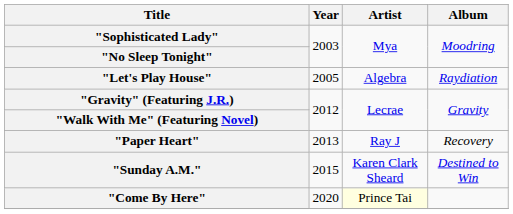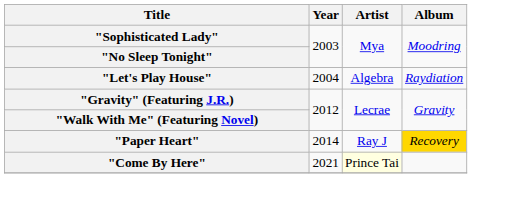(326, 78) 2005 -> (326, 78) 2004
(326, 141) 2013 -> (326, 141) 2014
(468, 141) no background -> (434, 141) gold background
- row: (157, 169)
(326, 198) 2020 -> (326, 162) 2021
